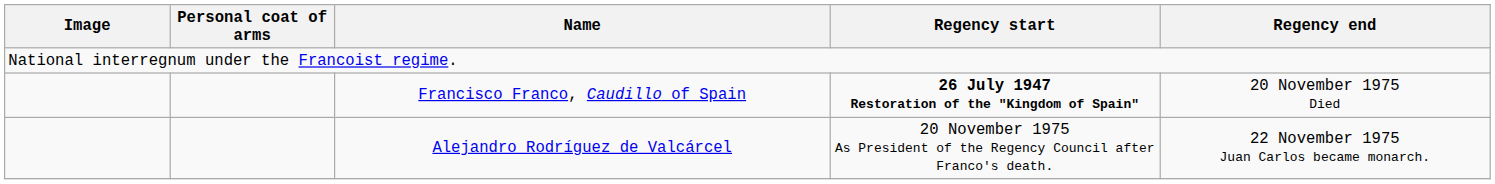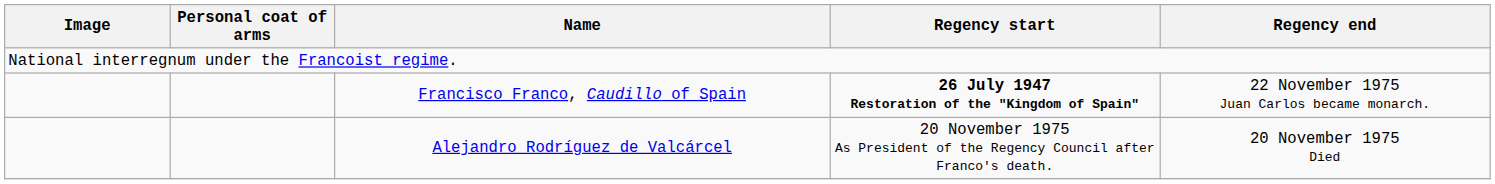(1325, 95) 20 November 1975 Died -> (1325, 95) 22 November 1975 Juan Carlos became monarch.
(1325, 147) 22 November 1975 Juan Carlos became monarch. -> (1325, 147) 20 November 1975 Died
